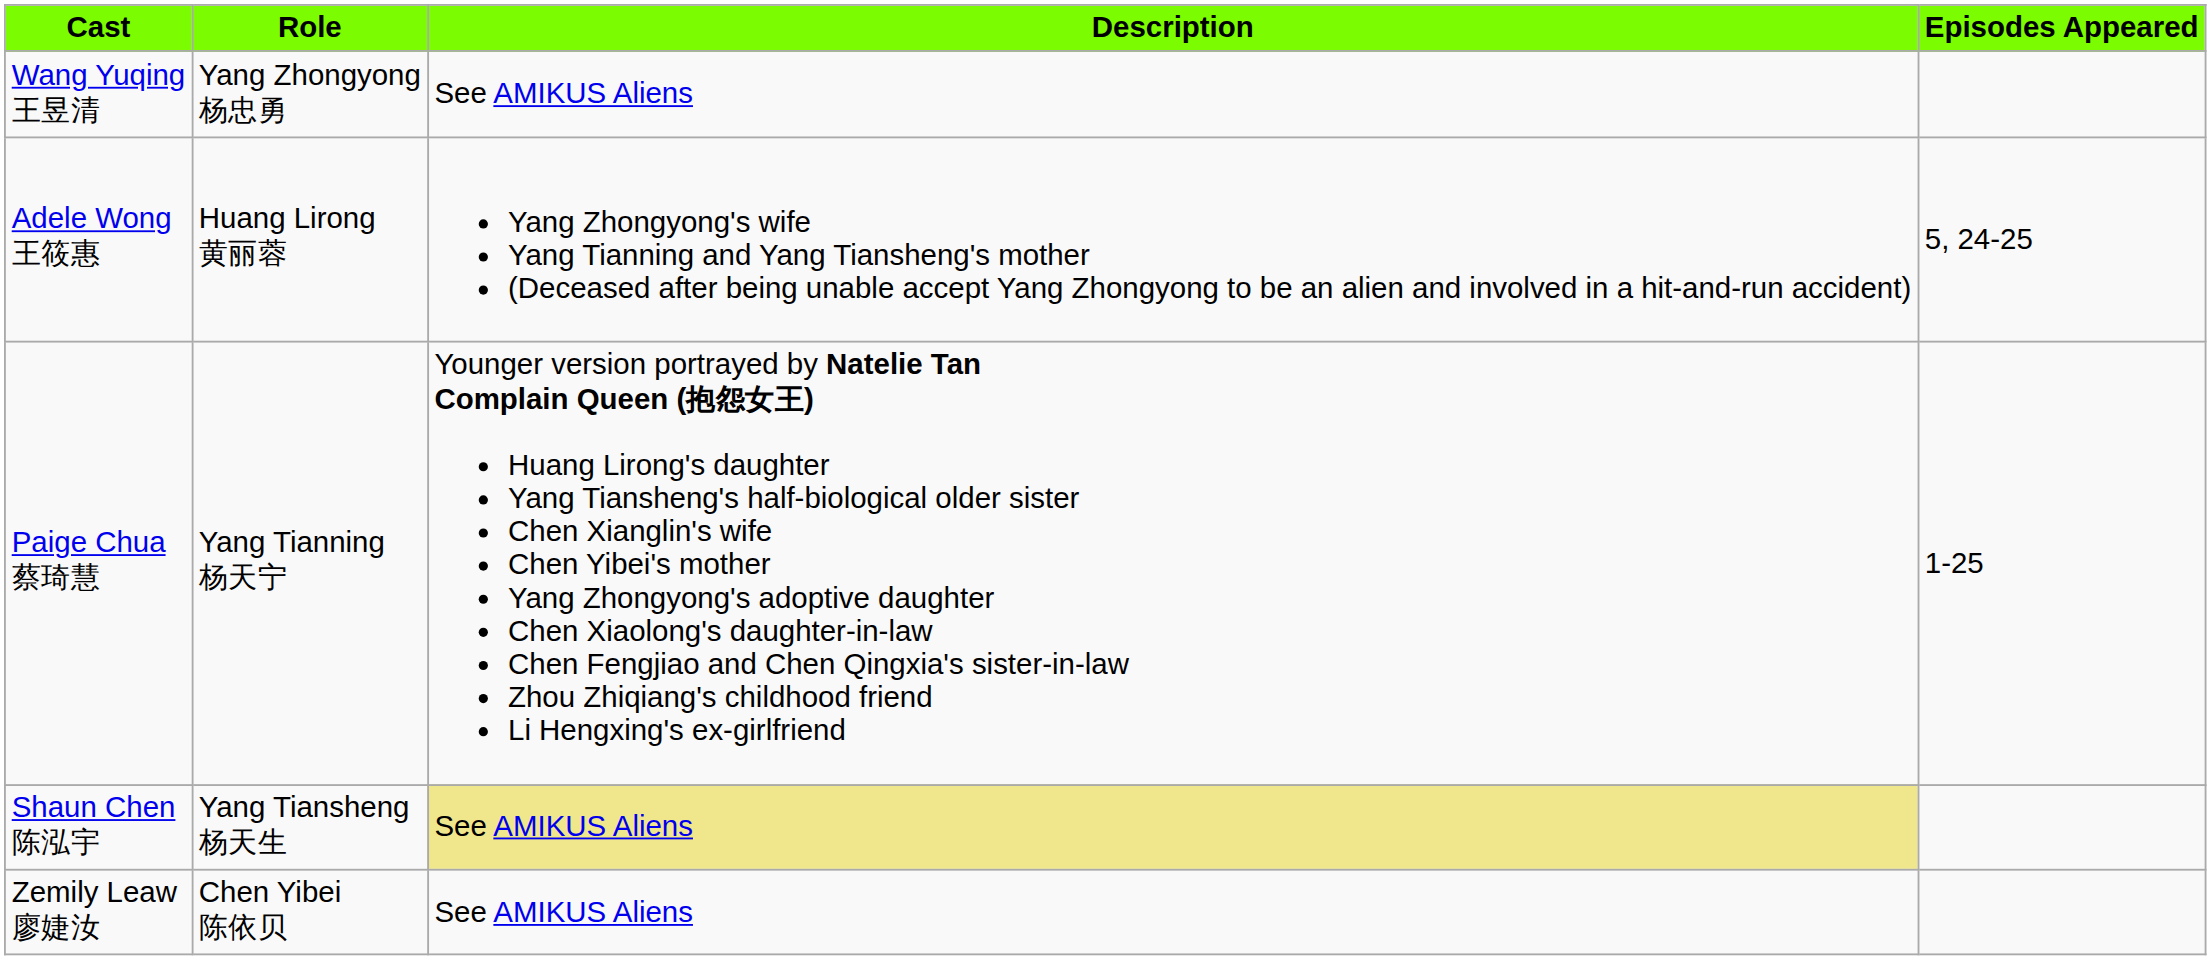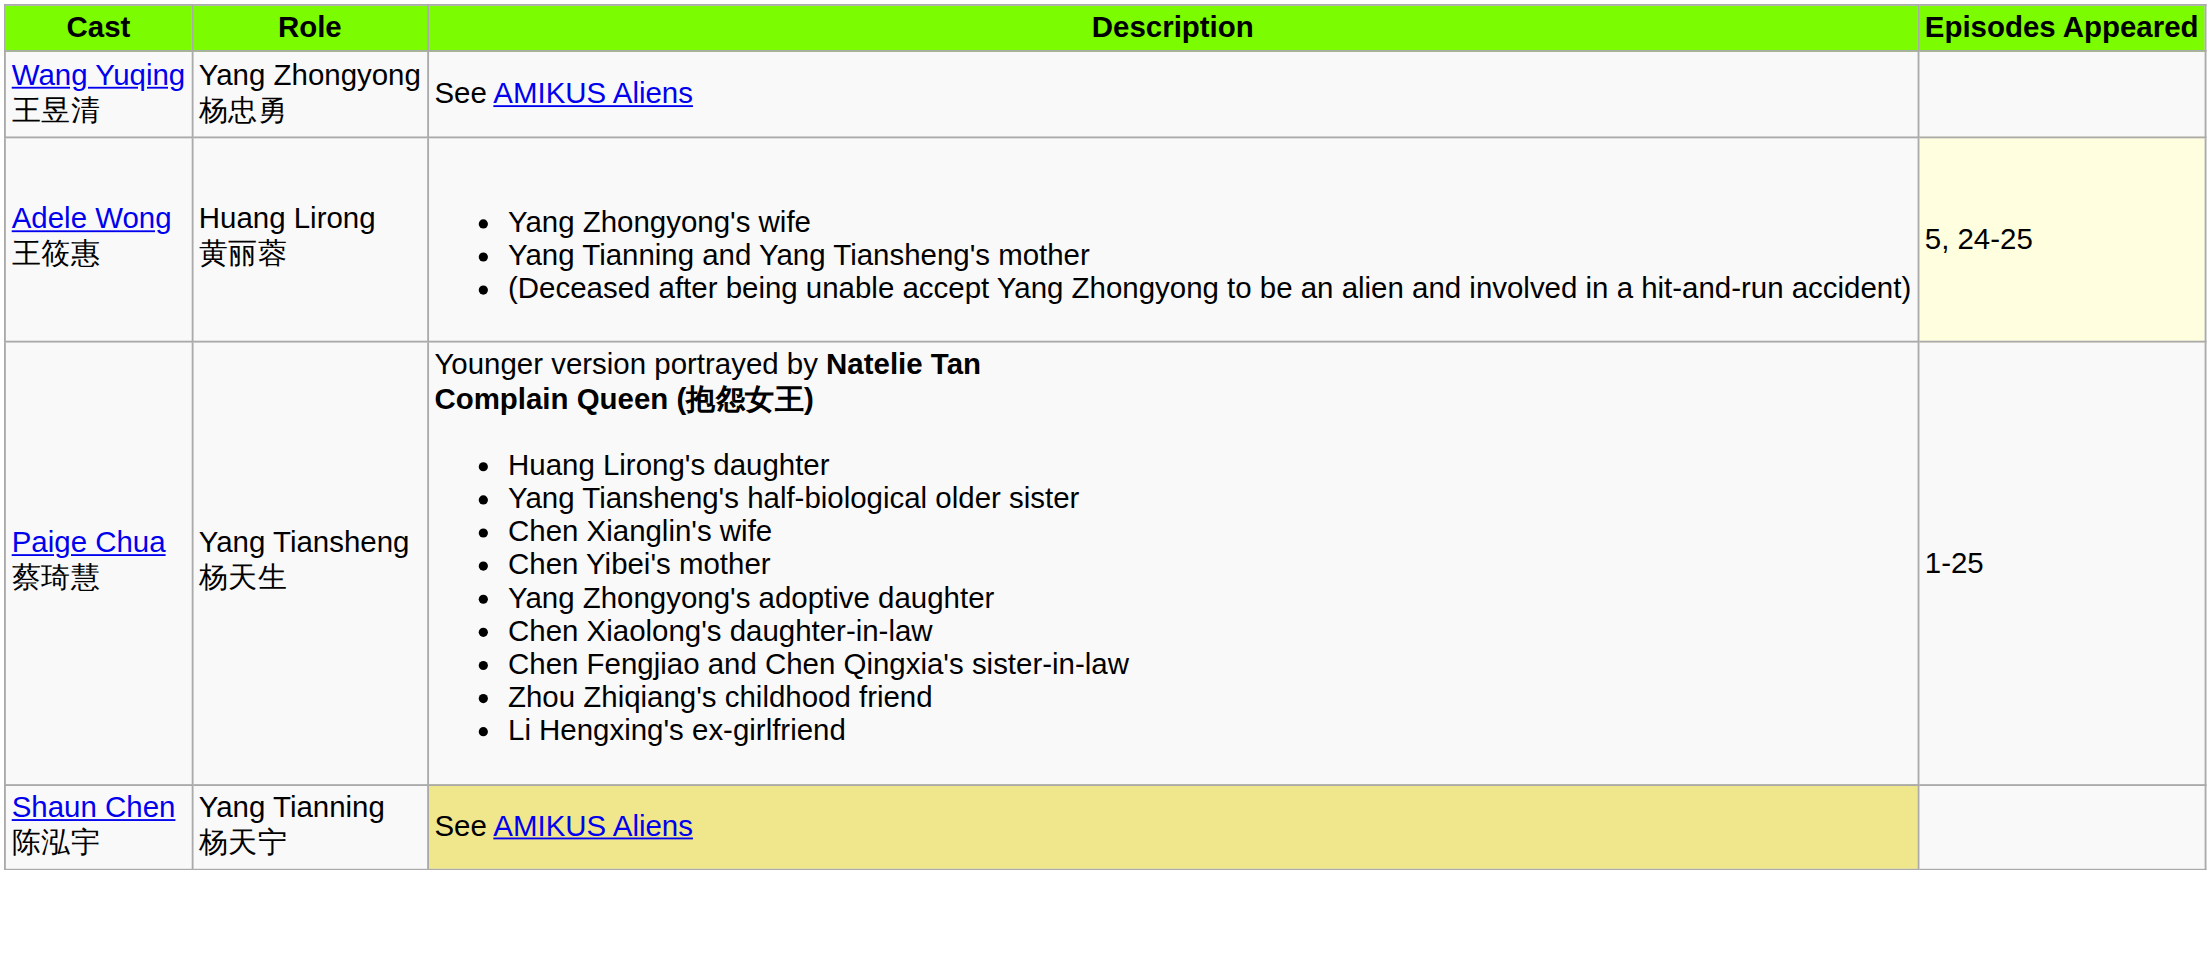(1979, 238) no background -> (1979, 238) lightyellow background
(292, 560) Yang Tianning 杨天宁 -> (304, 560) Yang Tiansheng 杨天生
(304, 824) Yang Tiansheng 杨天生 -> (292, 824) Yang Tianning 杨天宁
- row: (94, 909)
